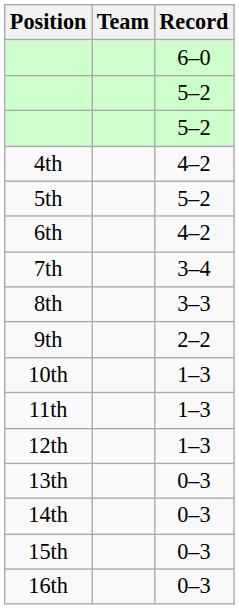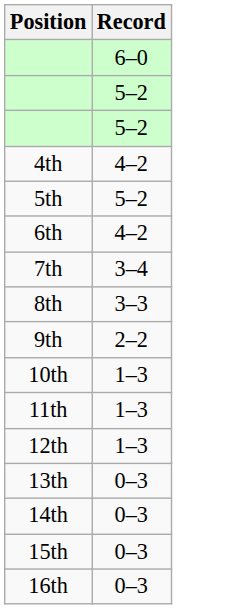- column: (123, 22)
